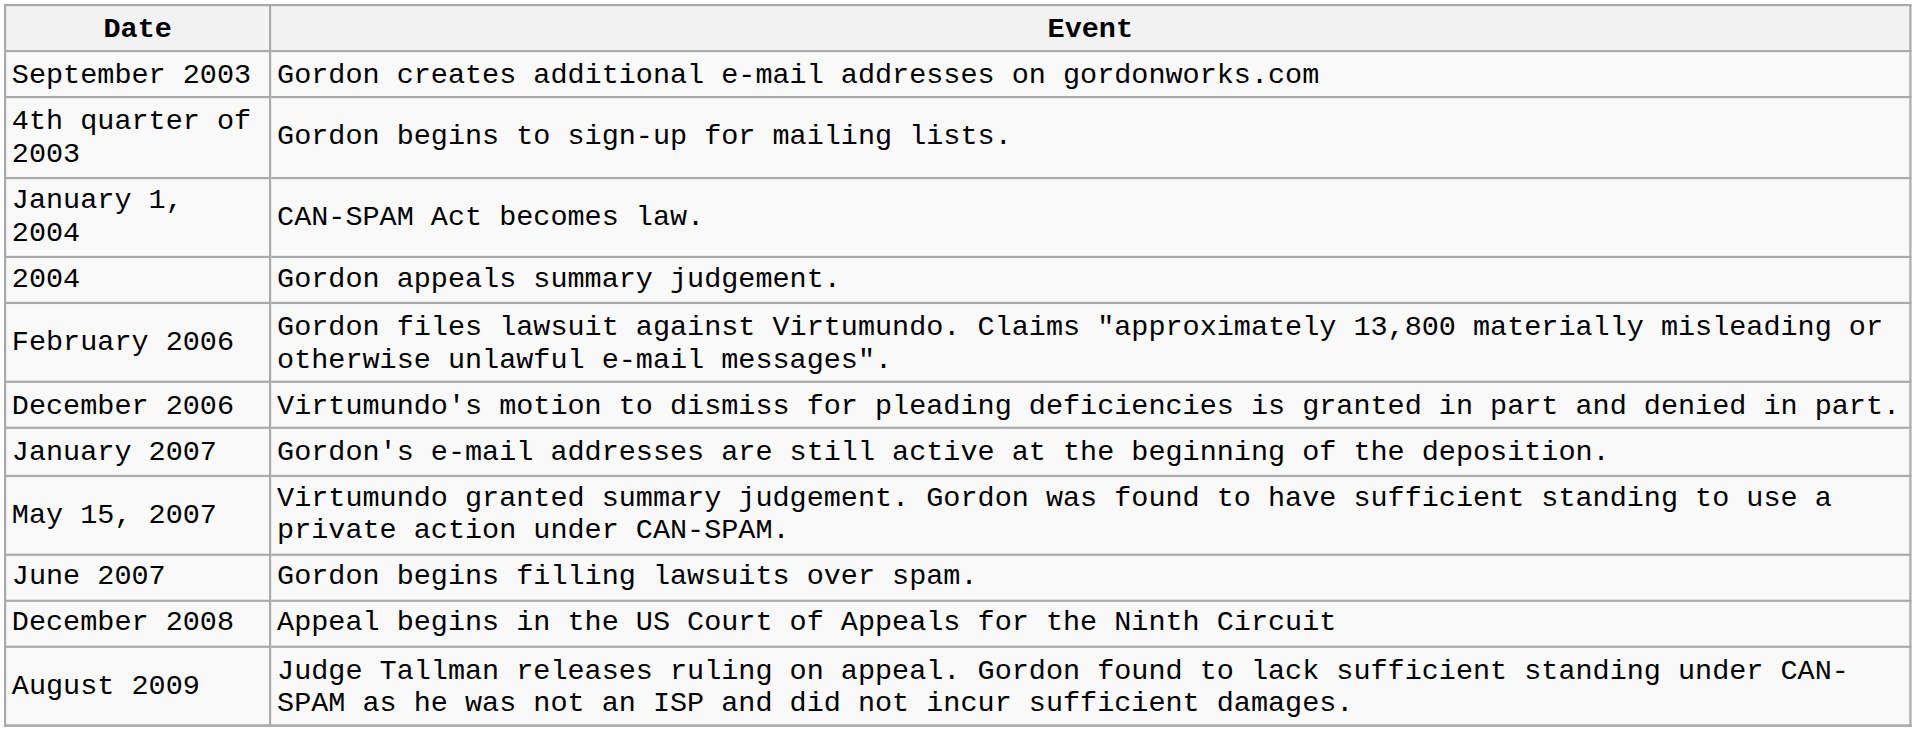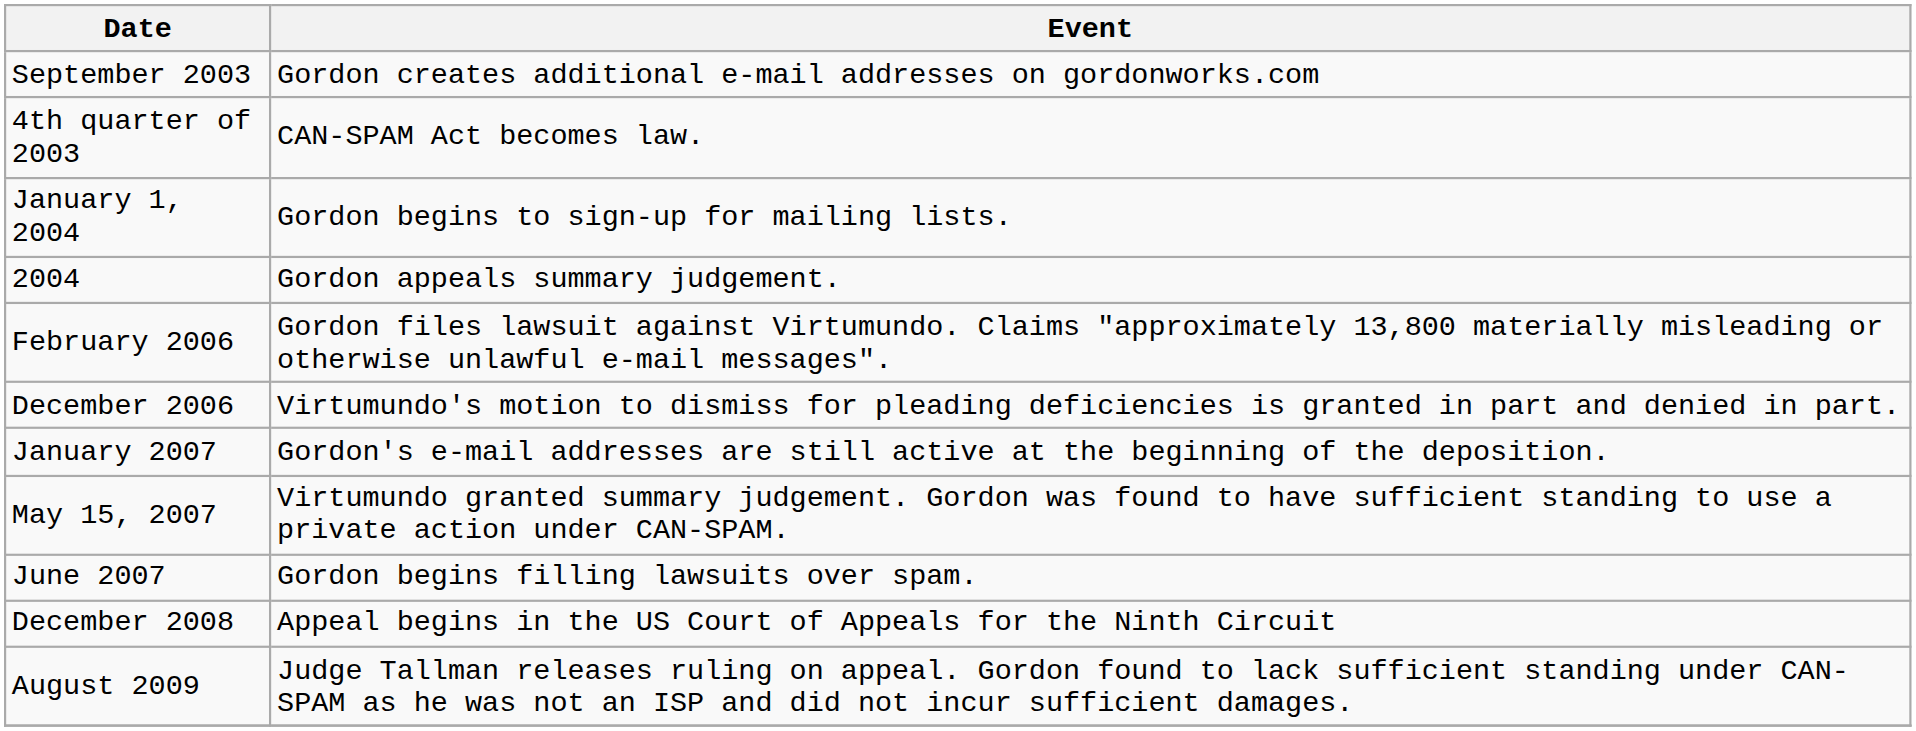(644, 138) Gordon begins to sign-up for mailing lists. -> (491, 138) CAN-SPAM Act becomes law.
(491, 217) CAN-SPAM Act becomes law. -> (644, 217) Gordon begins to sign-up for mailing lists.
